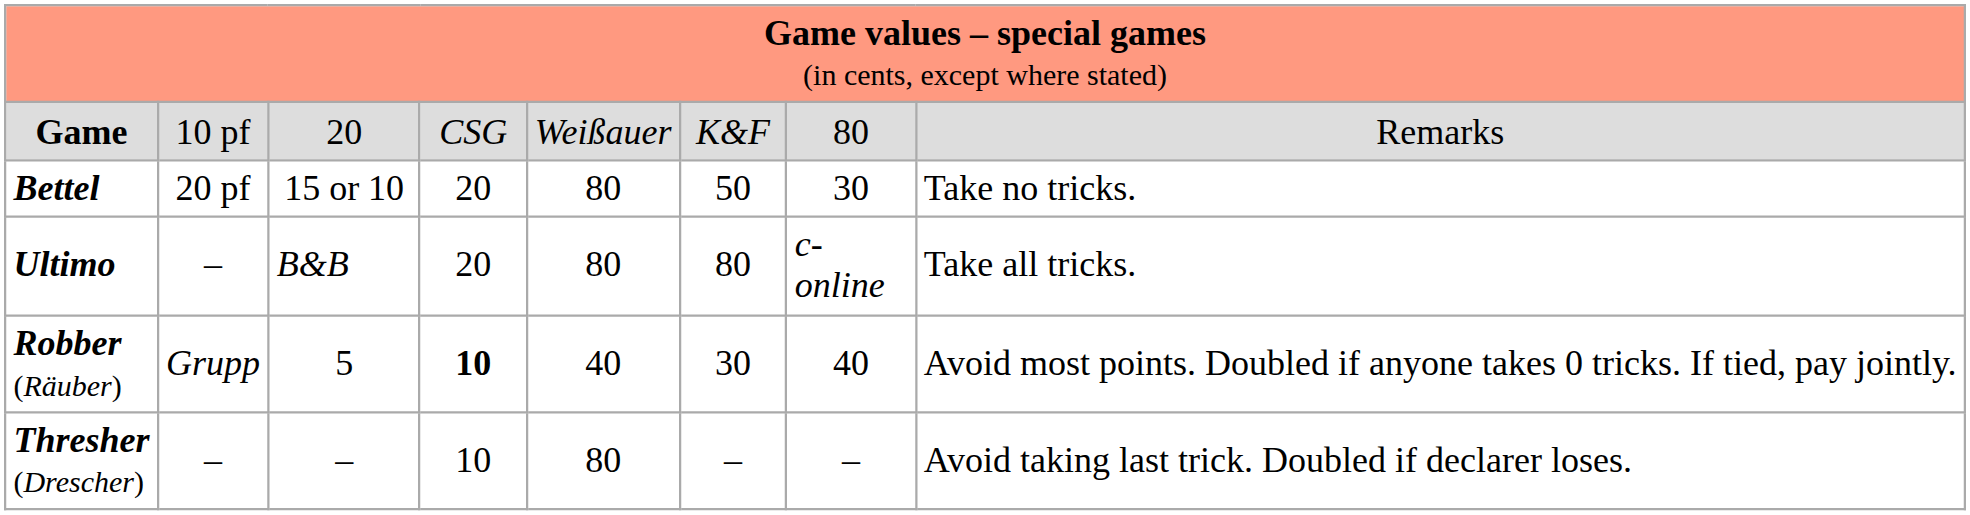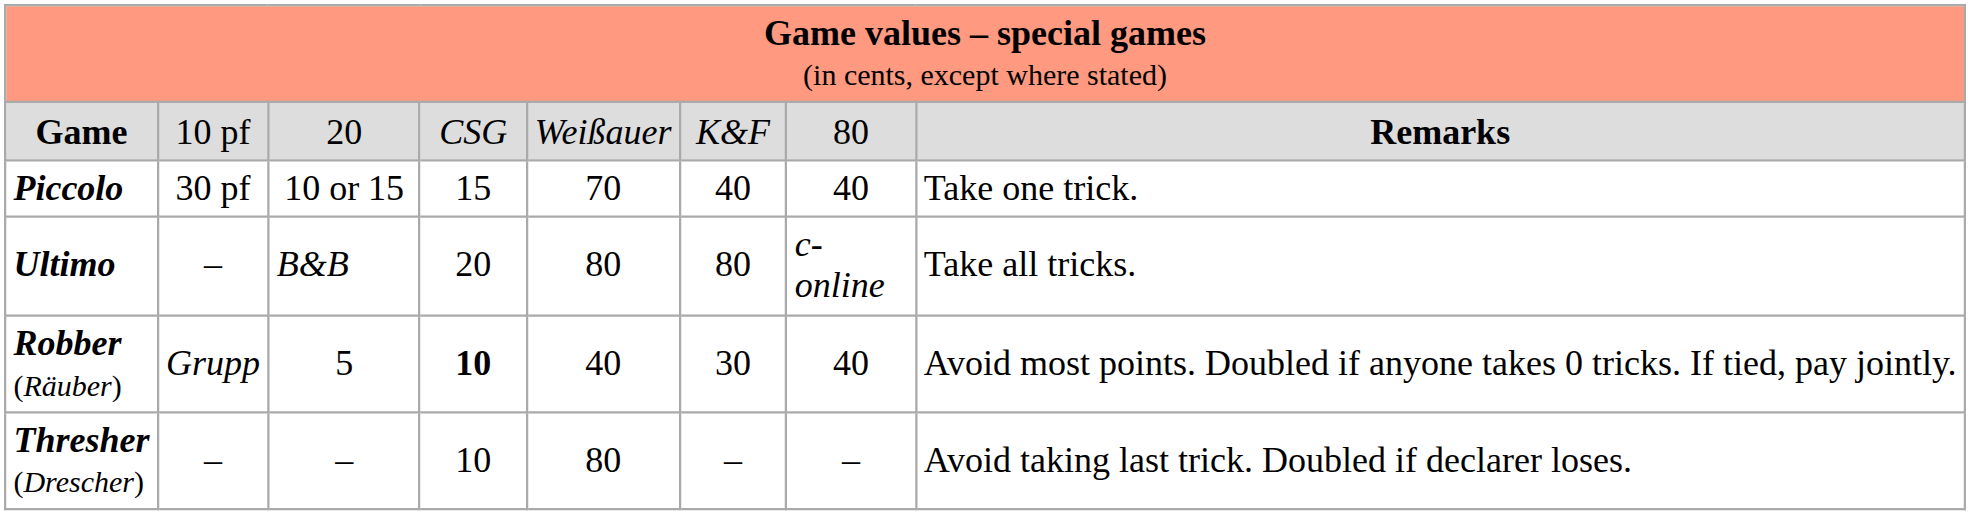(1440, 130) normal -> (1440, 130) bold
+ row: (68, 187)
- row: (56, 187)
